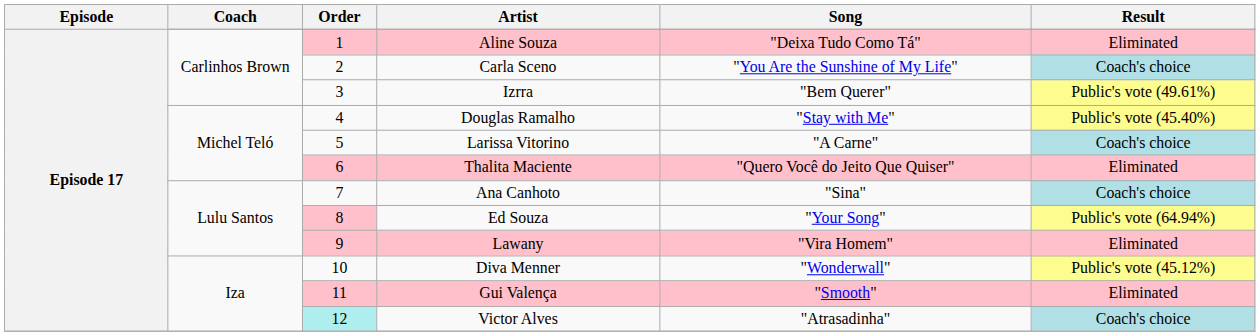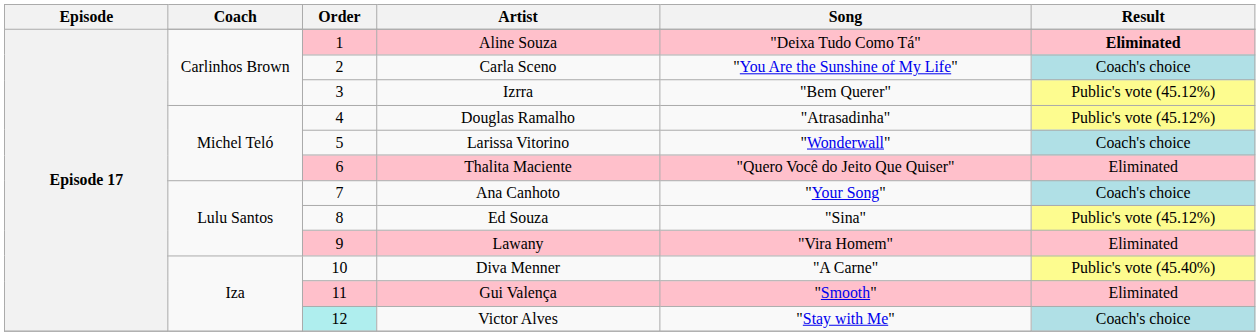(1143, 42) normal -> (1143, 42) bold
(1143, 92) Public's vote (49.61%) -> (1143, 92) Public's vote (45.12%)
(846, 117) "Stay with Me" -> (846, 117) "Atrasadinha"
(1143, 117) Public's vote (45.40%) -> (1143, 117) Public's vote (45.12%)
(846, 142) "A Carne" -> (846, 142) "Wonderwall"
(846, 192) "Sina" -> (846, 192) "Your Song"
(339, 218) pink background -> (339, 218) no background
(846, 218) "Your Song" -> (846, 218) "Sina"
(1143, 218) Public's vote (64.94%) -> (1143, 218) Public's vote (45.12%)
(846, 268) "Wonderwall" -> (846, 268) "A Carne"
(1143, 268) Public's vote (45.12%) -> (1143, 268) Public's vote (45.40%)
(846, 318) "Atrasadinha" -> (846, 318) "Stay with Me"
